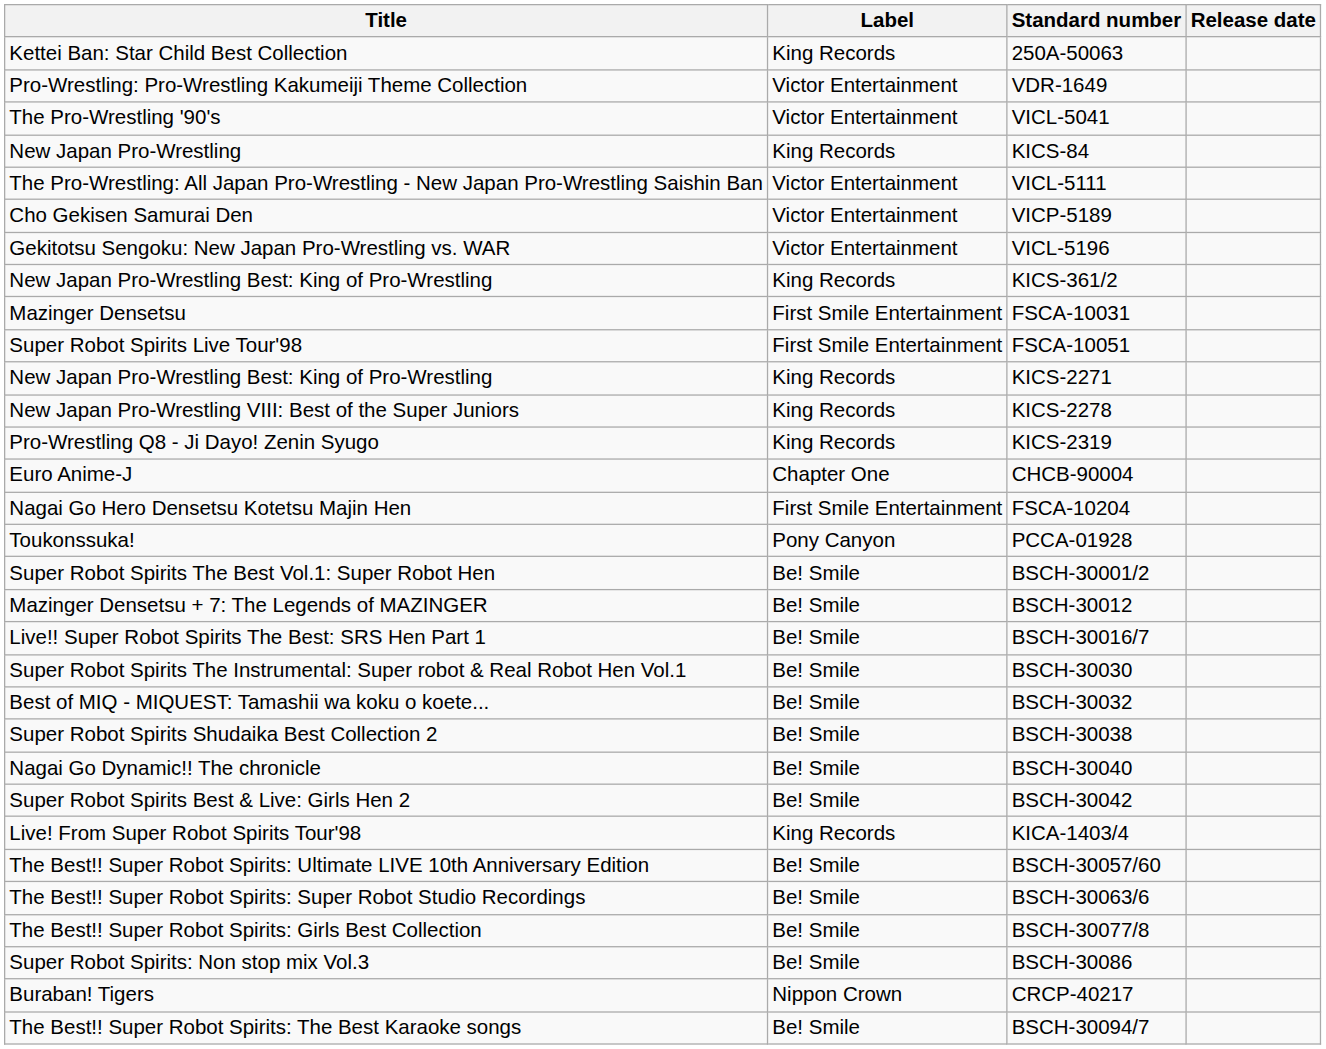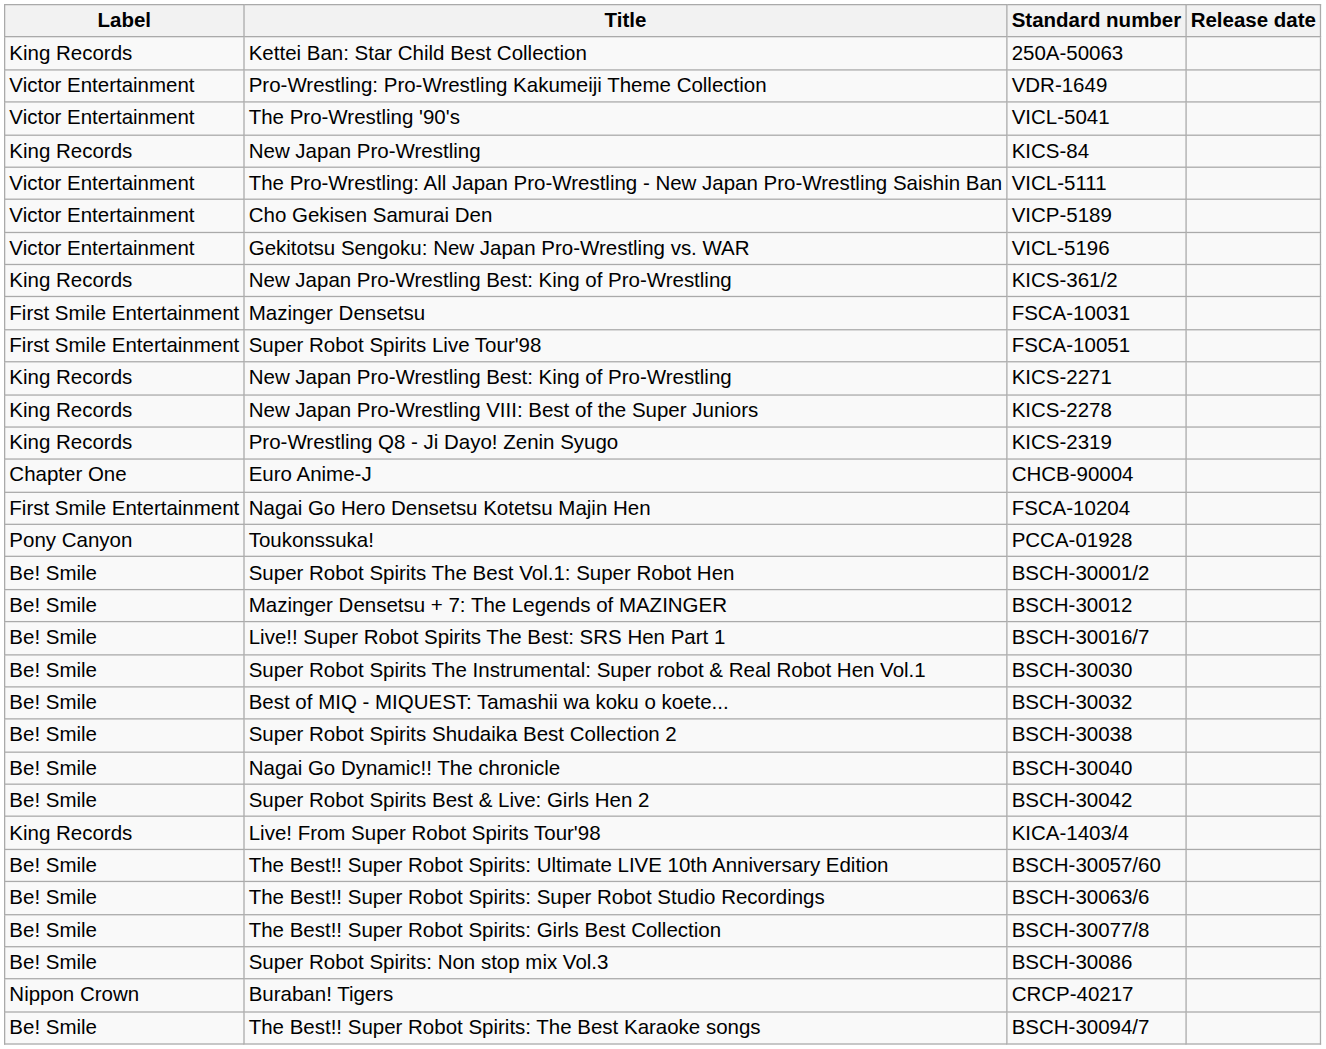columns swapped: (386, 20) <-> (887, 20)
